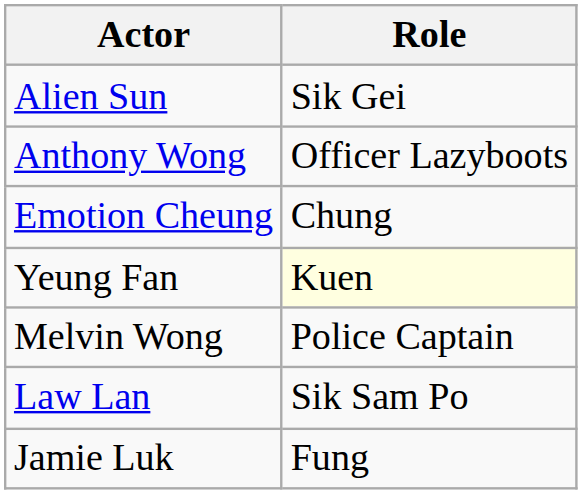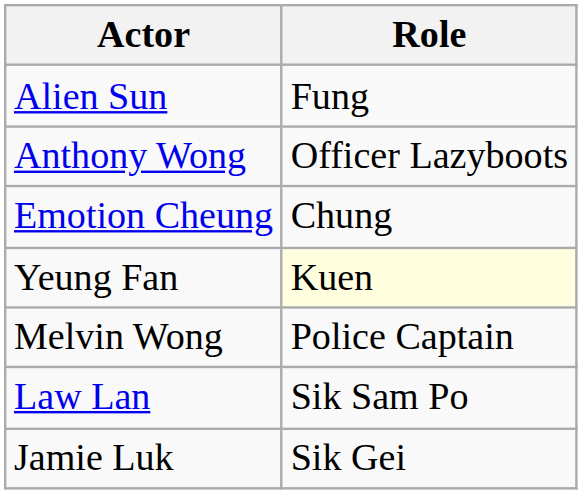(348, 95) Sik Gei -> (330, 95) Fung
(330, 457) Fung -> (348, 457) Sik Gei
